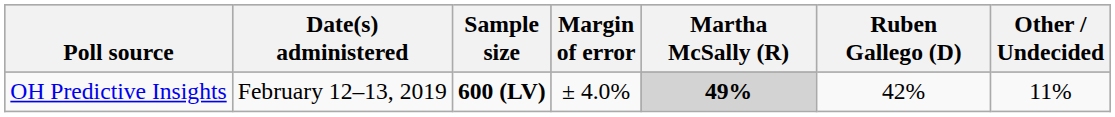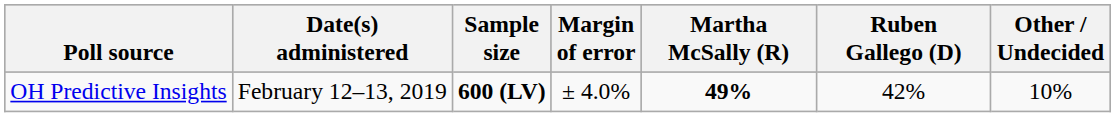(729, 91) lightgrey background -> (729, 91) no background
(1050, 91) 11% -> (1050, 91) 10%
